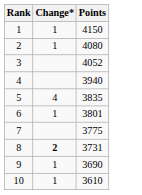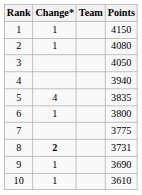+ column: (91, 13)
(92, 63) 4052 -> (121, 63) 4050
(92, 114) 3801 -> (121, 114) 3800
